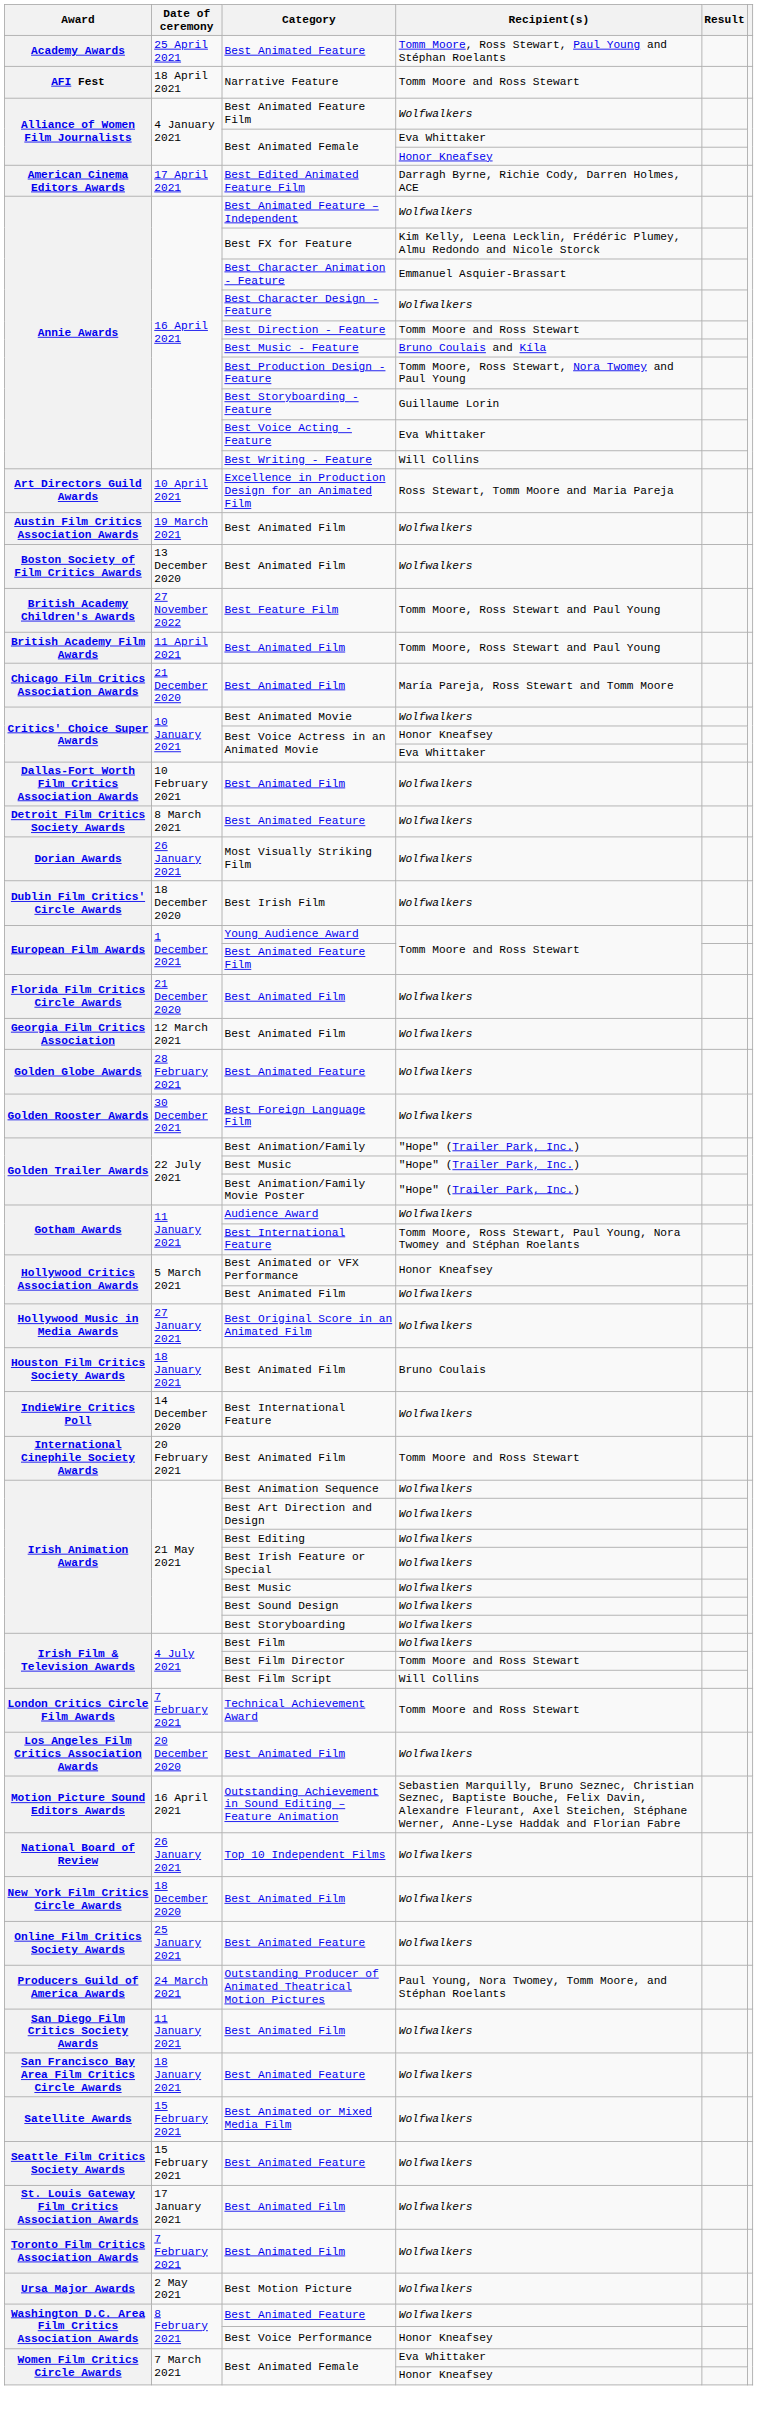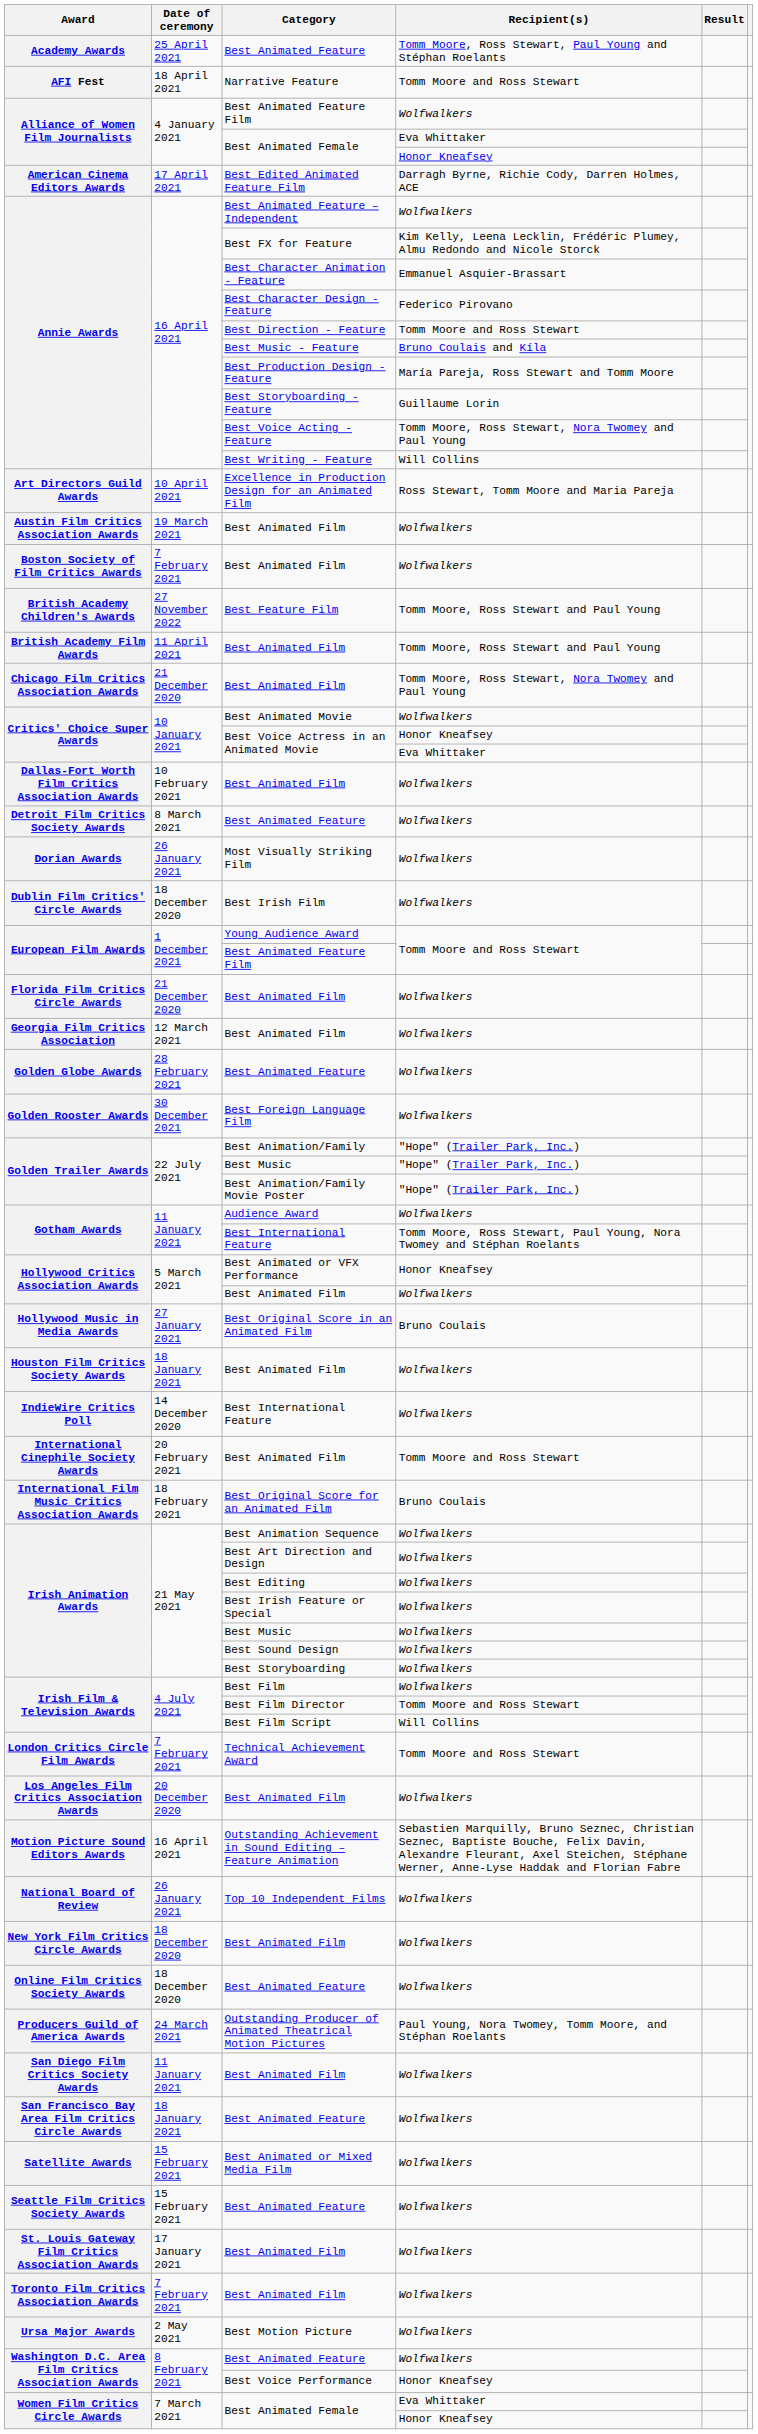(436, 305) Wolfwalkers -> (456, 305) Federico Pirovano
(536, 373) Tomm Moore, Ross Stewart, Nora Twomey and Paul Young -> (536, 373) María Pareja, Ross Stewart and Tomm Moore
(442, 435) Eva Whittaker -> (536, 435) Tomm Moore, Ross Stewart, Nora Twomey and Paul Young
(181, 566) 13 December 2020 -> (181, 566) 7 February 2021
(536, 685) María Pareja, Ross Stewart and Tomm Moore -> (536, 685) Tomm Moore, Ross Stewart, Nora Twomey and Paul Young
(436, 1326) Wolfwalkers -> (442, 1326) Bruno Coulais
(442, 1370) Bruno Coulais -> (436, 1370) Wolfwalkers
+ row: (78, 1502)
(178, 1943) 25 January 2021 -> (181, 1987) 18 December 2020
